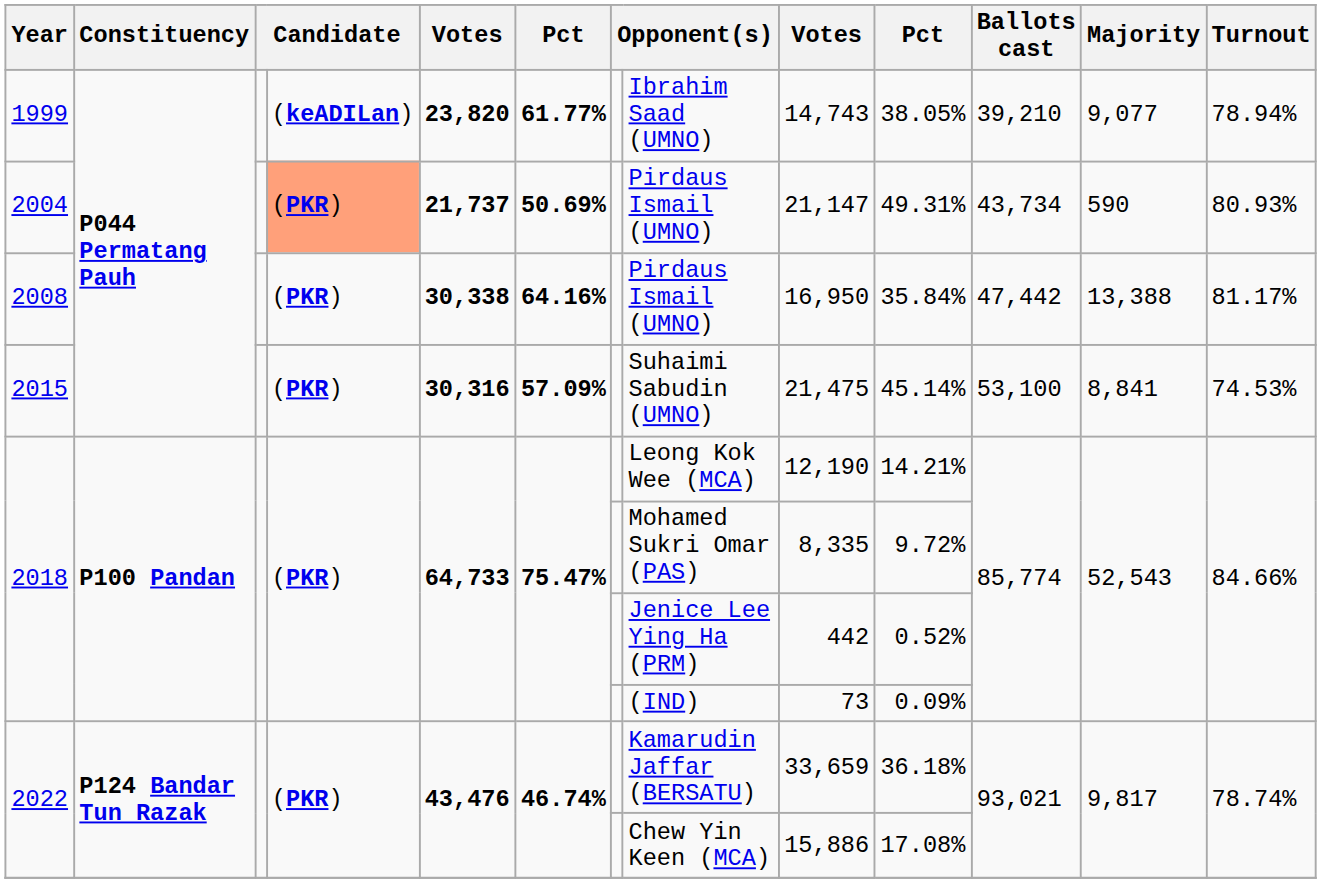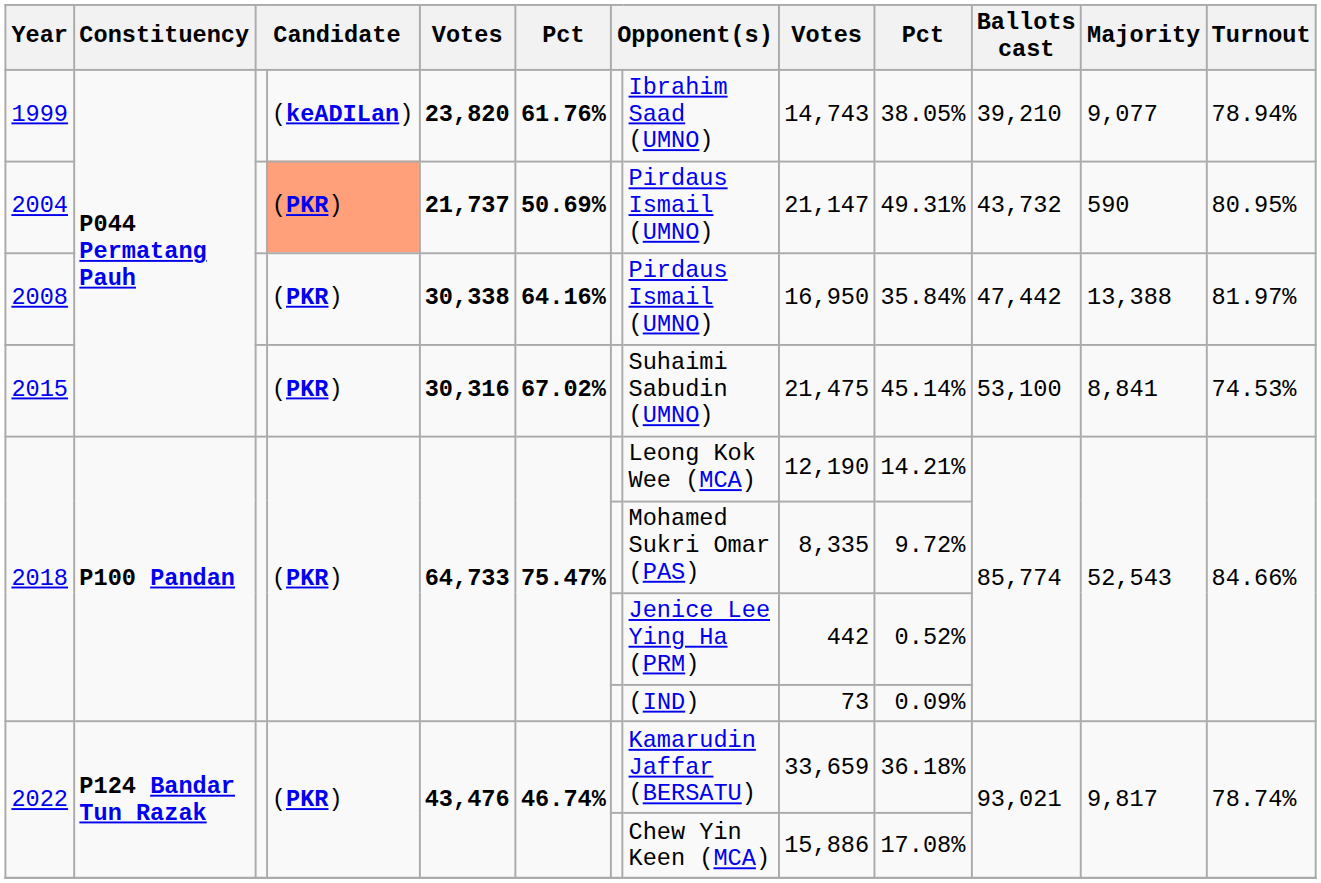(563, 116) 61.77% -> (563, 116) 61.76%
(1019, 207) 43,734 -> (1019, 207) 43,732
(1254, 207) 80.93% -> (1254, 207) 80.95%
(1254, 299) 81.17% -> (1254, 299) 81.97%
(563, 390) 57.09% -> (563, 390) 67.02%
